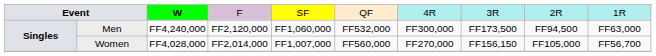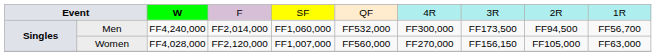(240, 28) FF2,120,000 -> (240, 28) FF2,014,000
(619, 28) FF63,000 -> (619, 28) FF56,700
(240, 44) FF2,014,000 -> (240, 44) FF2,120,000
(619, 44) FF56,700 -> (619, 44) FF63,000
